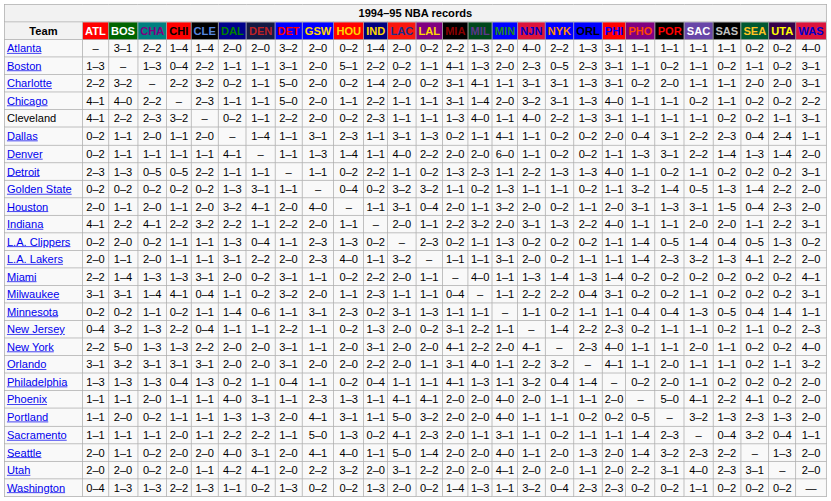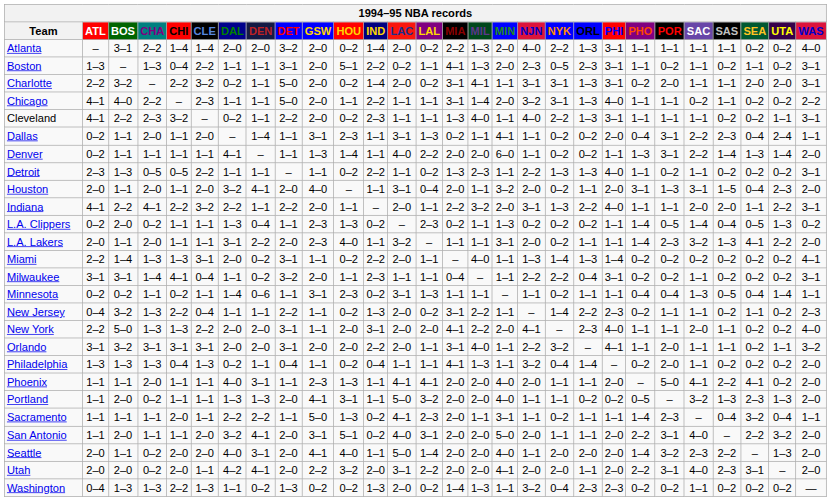- row: (39, 189)
+ row: (37, 435)
(588, 452) 1–3 -> (588, 452) 2–0
